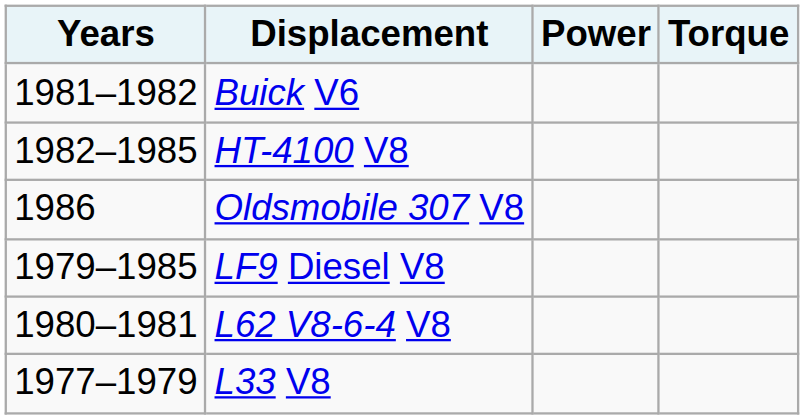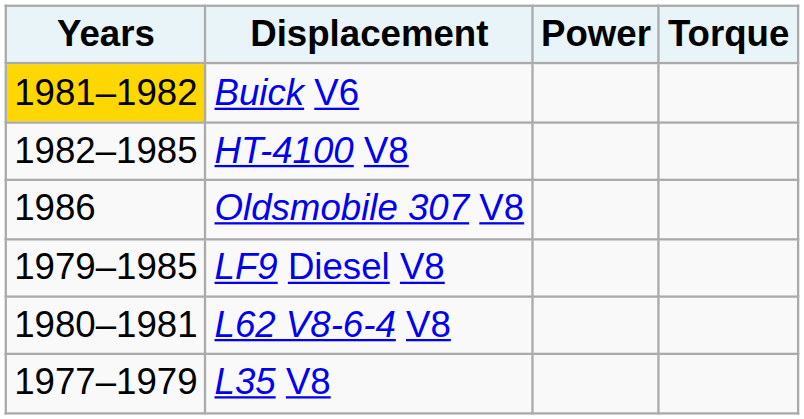(106, 92) no background -> (106, 92) gold background
- row: (273, 382)
+ row: (273, 382)
